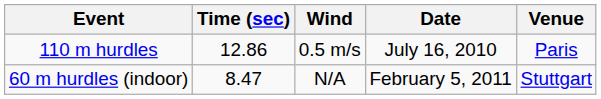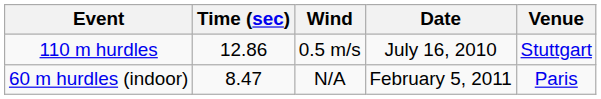(556, 49) Paris -> (556, 49) Stuttgart
(556, 79) Stuttgart -> (556, 79) Paris
